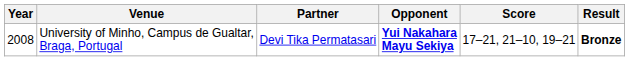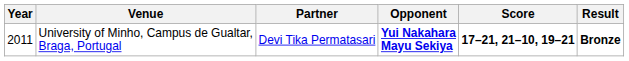(21, 40) 2008 -> (20, 40) 2011
(519, 40) normal -> (518, 40) bold
